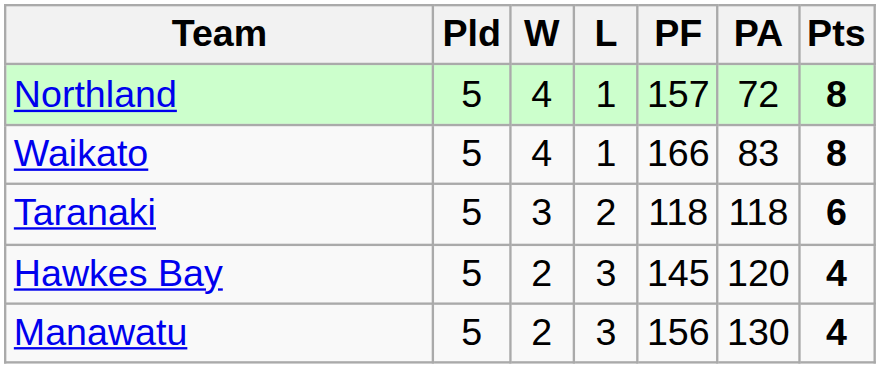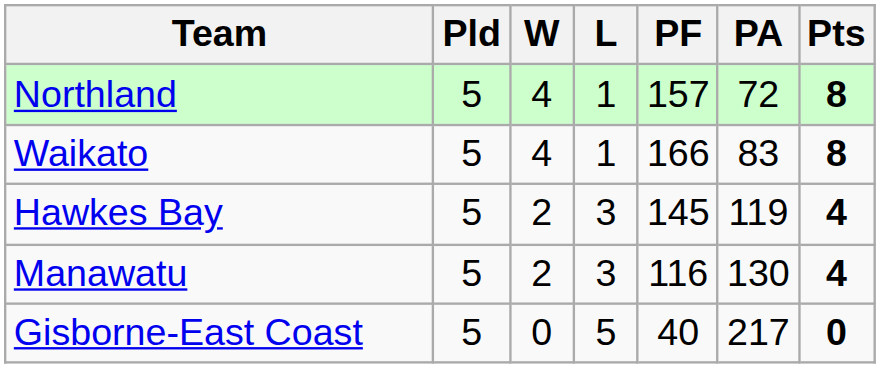- row: (85, 213)
(758, 272) 120 -> (758, 213) 119
(678, 332) 156 -> (678, 272) 116
+ row: (188, 332)
